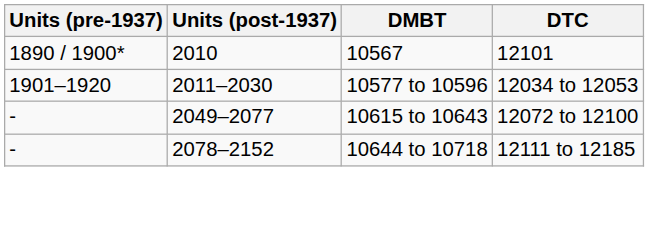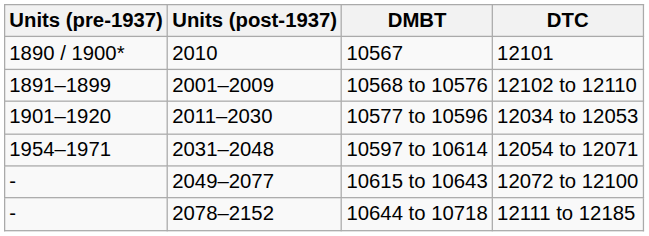+ row: (417, 85)
+ row: (417, 149)
